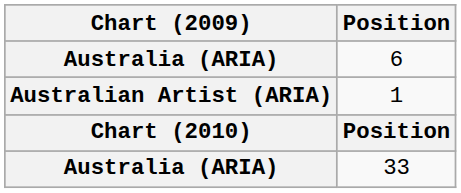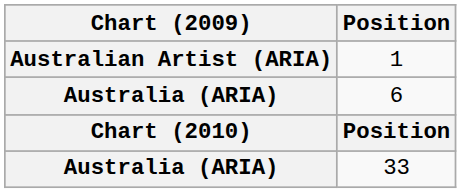rows swapped: (397, 60) <-> (397, 96)
